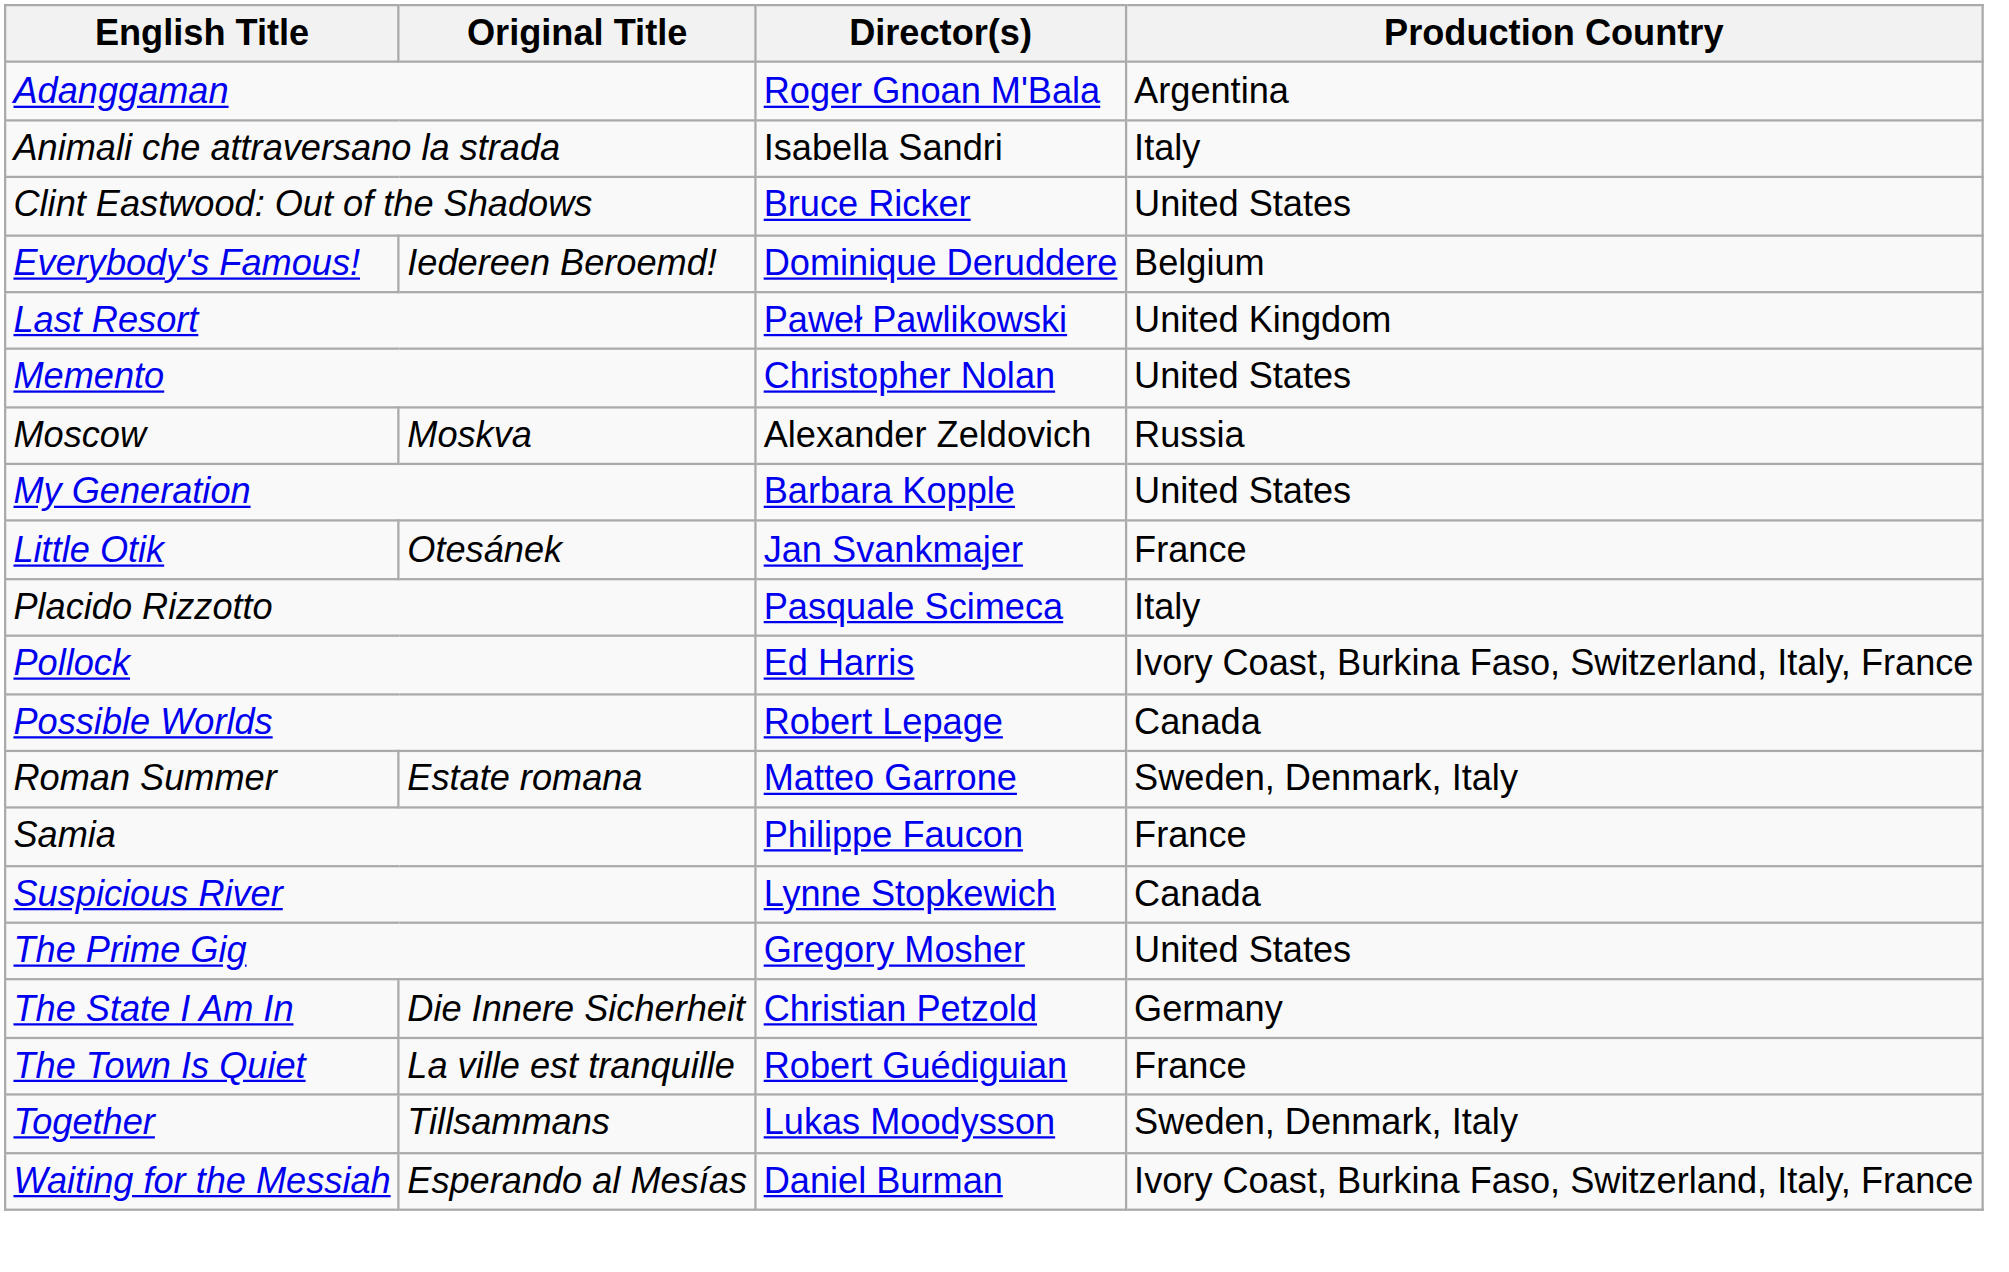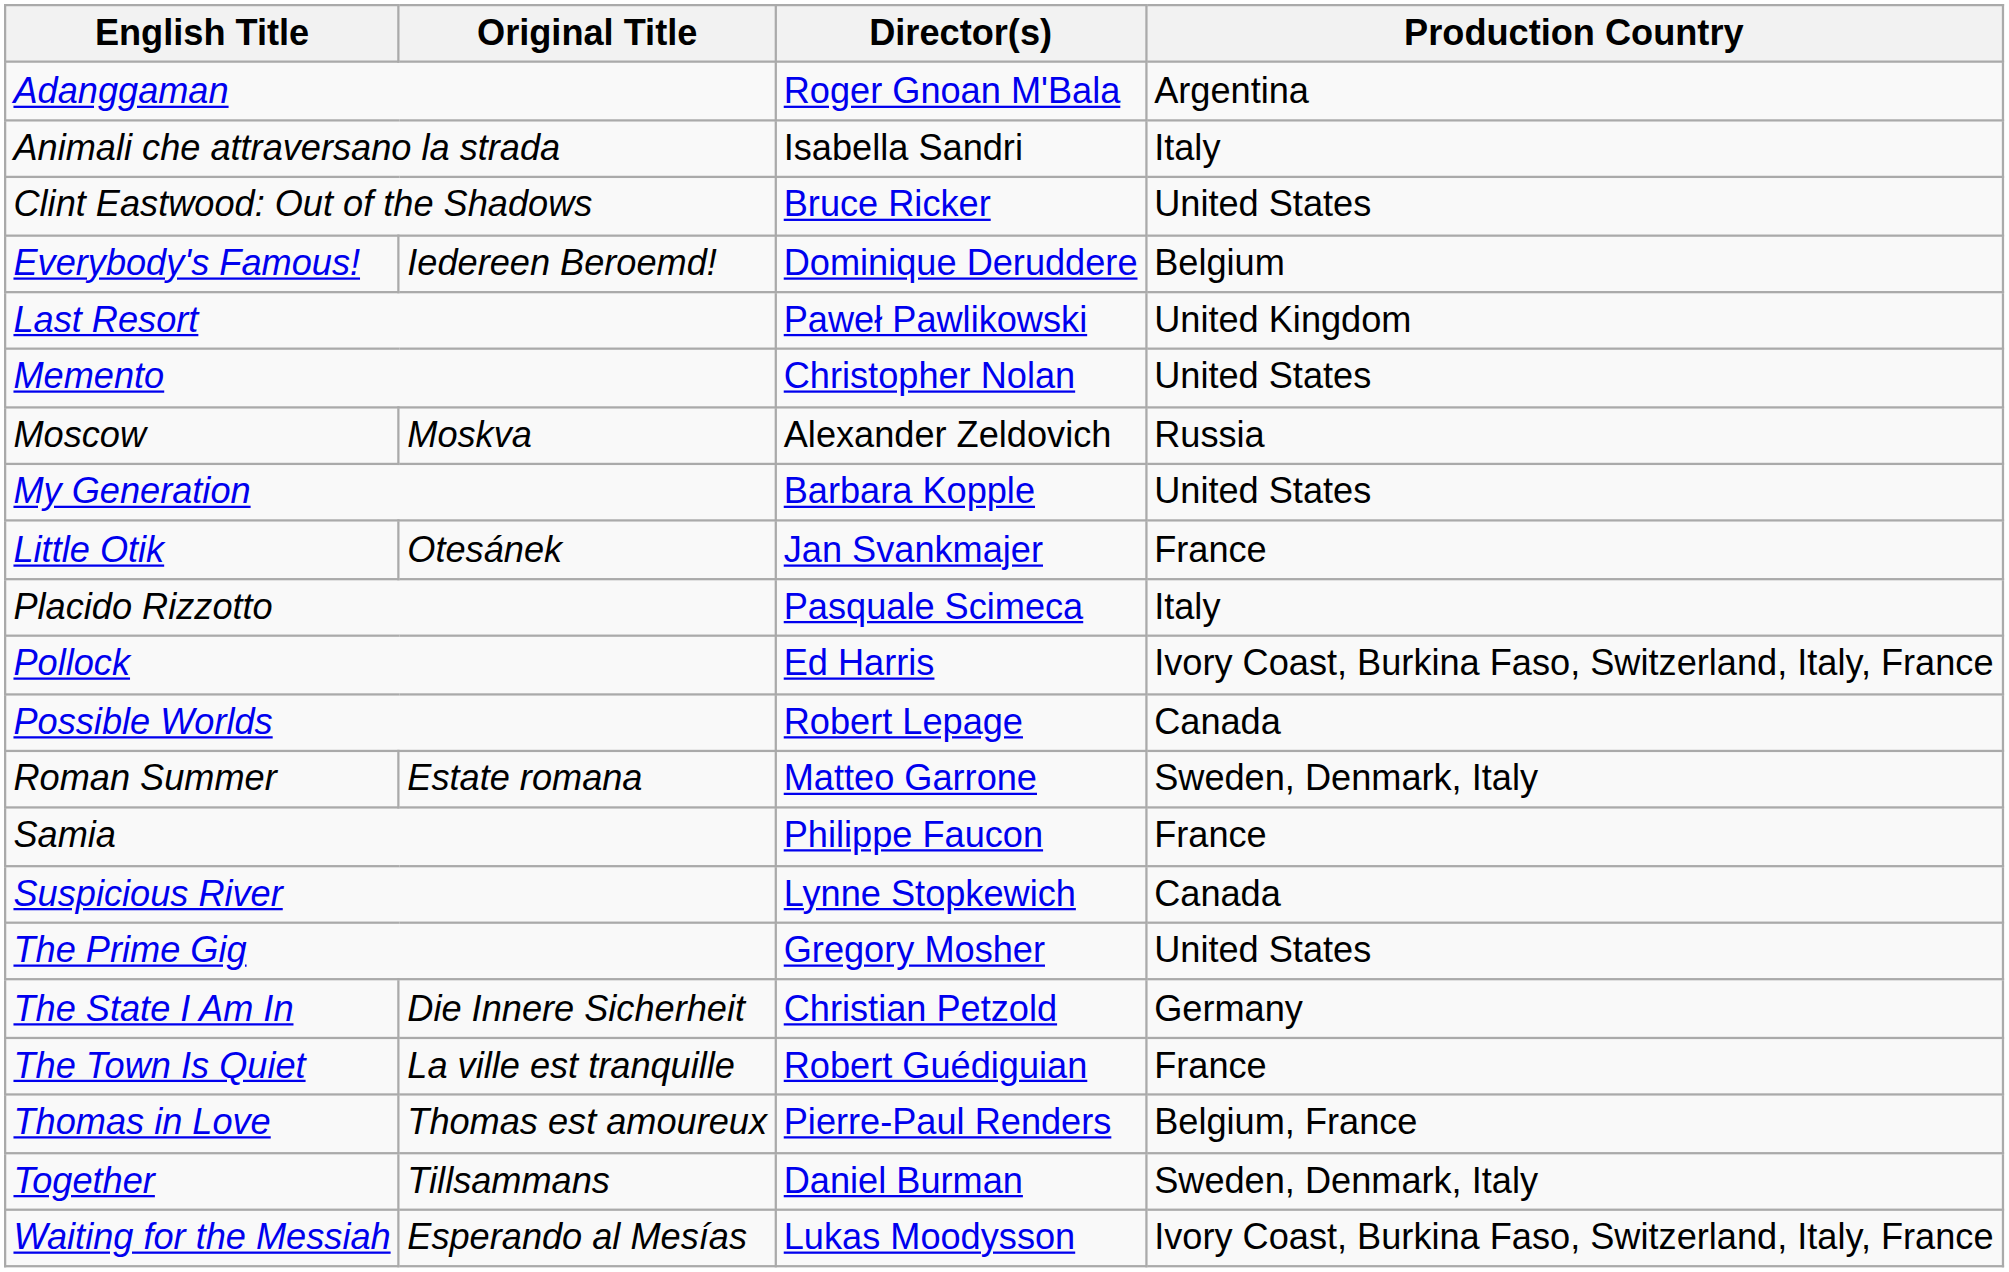+ row: (142, 1122)
(909, 1122) Lukas Moodysson -> (903, 1180) Daniel Burman
(883, 1180) Daniel Burman -> (929, 1237) Lukas Moodysson
